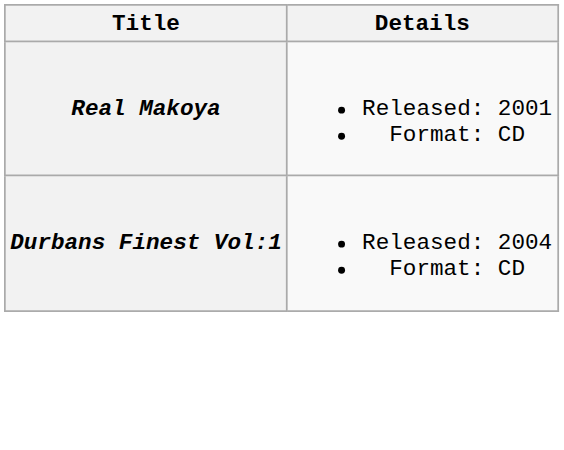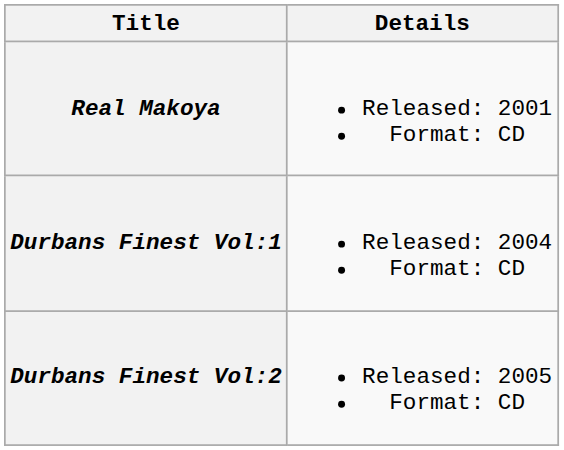+ row: (146, 378)
